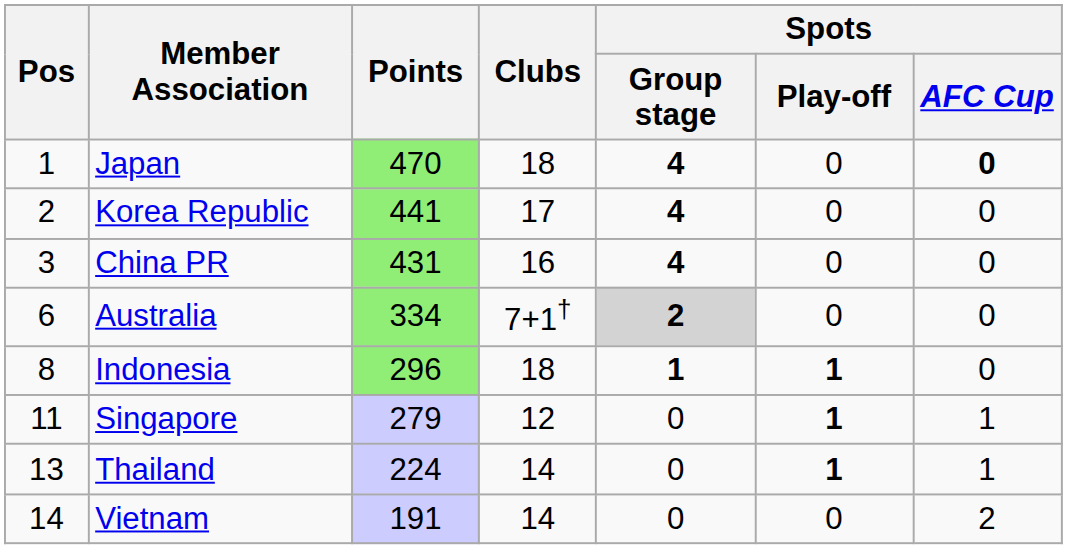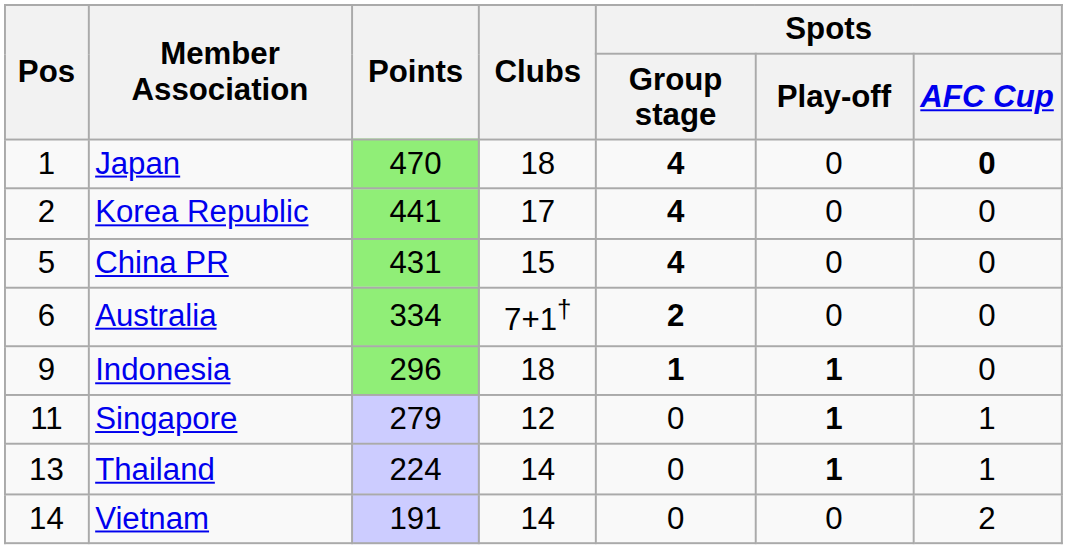(46, 262) 3 -> (46, 262) 5
(538, 262) 16 -> (538, 262) 15
(676, 315) lightgrey background -> (676, 315) no background
(46, 369) 8 -> (46, 369) 9
